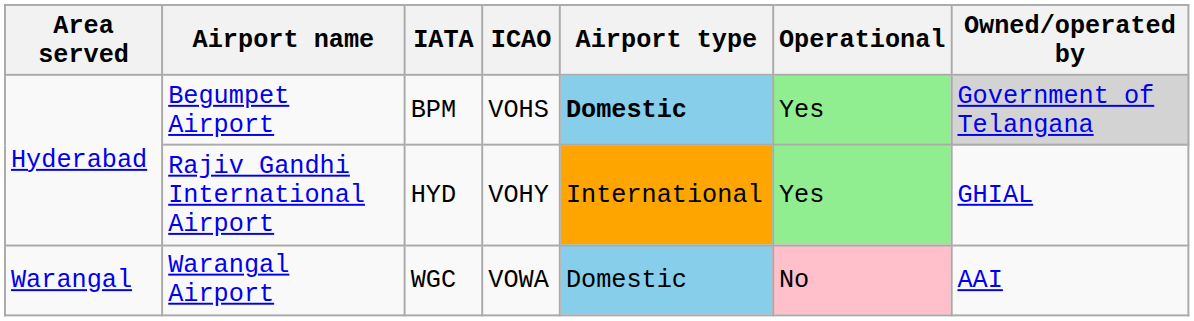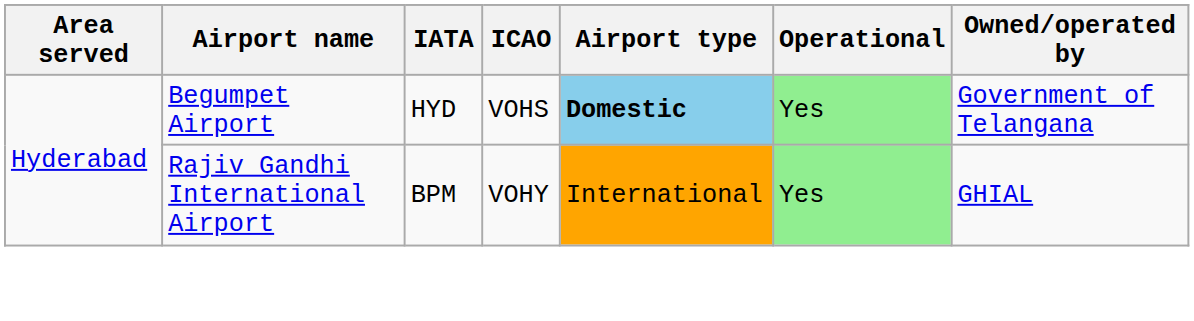(433, 110) BPM -> (433, 110) HYD
(1056, 110) lightgrey background -> (1056, 110) no background
(433, 195) HYD -> (433, 195) BPM
- row: (229, 280)
